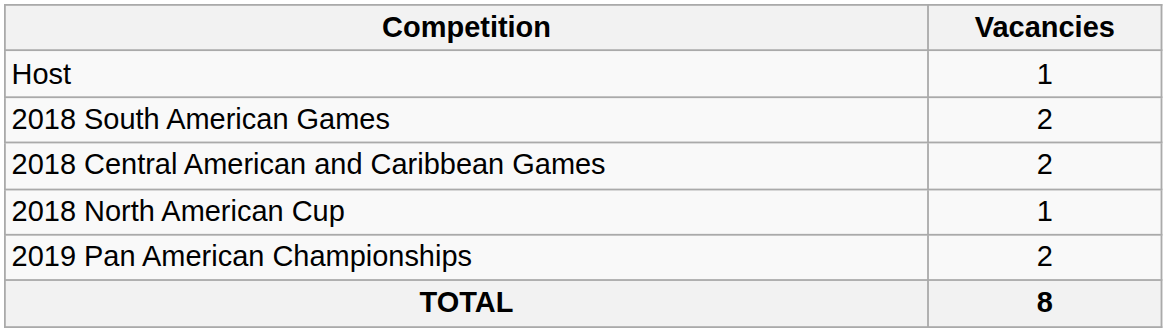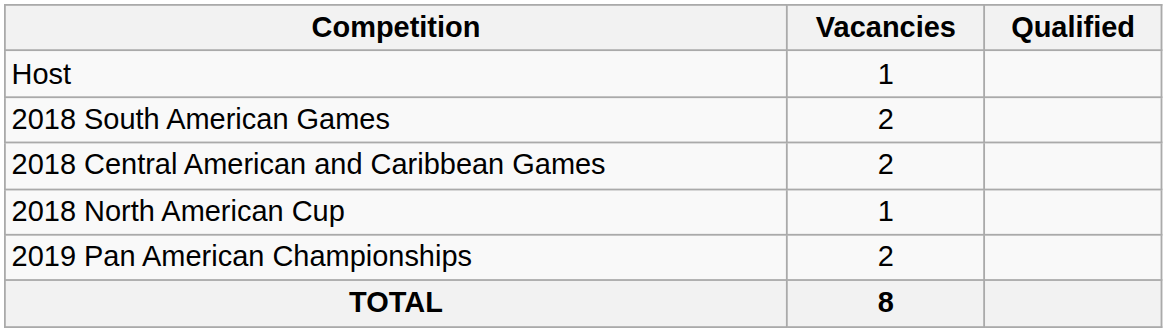+ column: (1073, 27)
